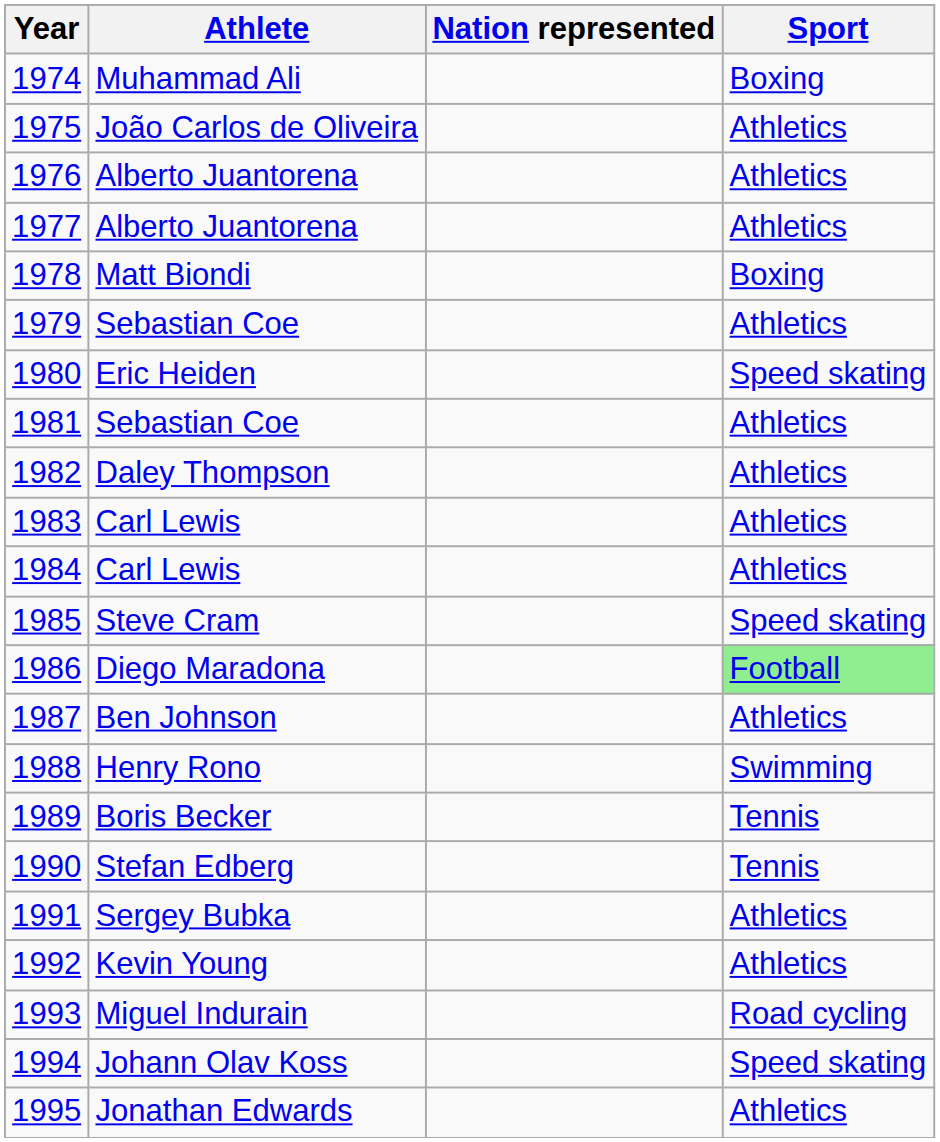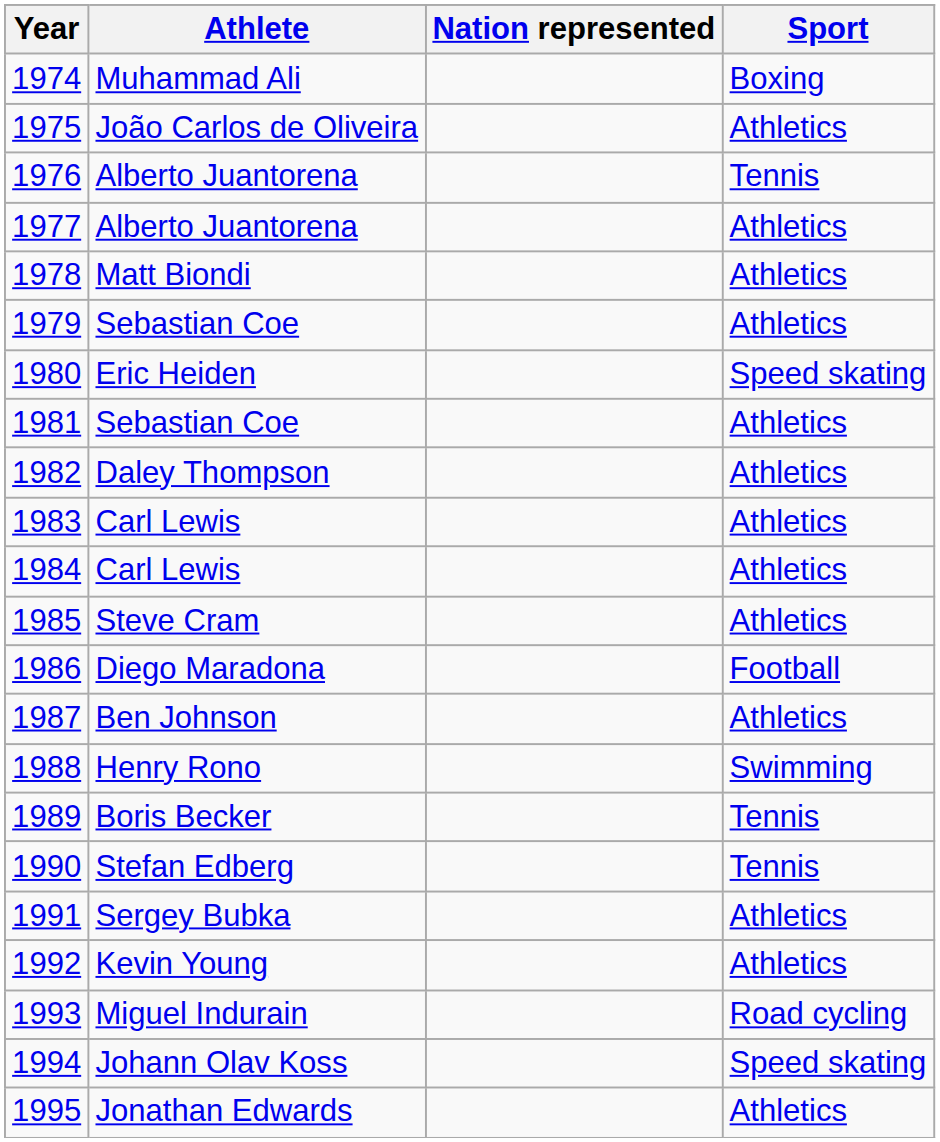(788, 176) Athletics -> (774, 176) Tennis
(777, 275) Boxing -> (788, 275) Athletics
(828, 619) Speed skating -> (788, 619) Athletics
(785, 669) lightgreen background -> (785, 669) no background
